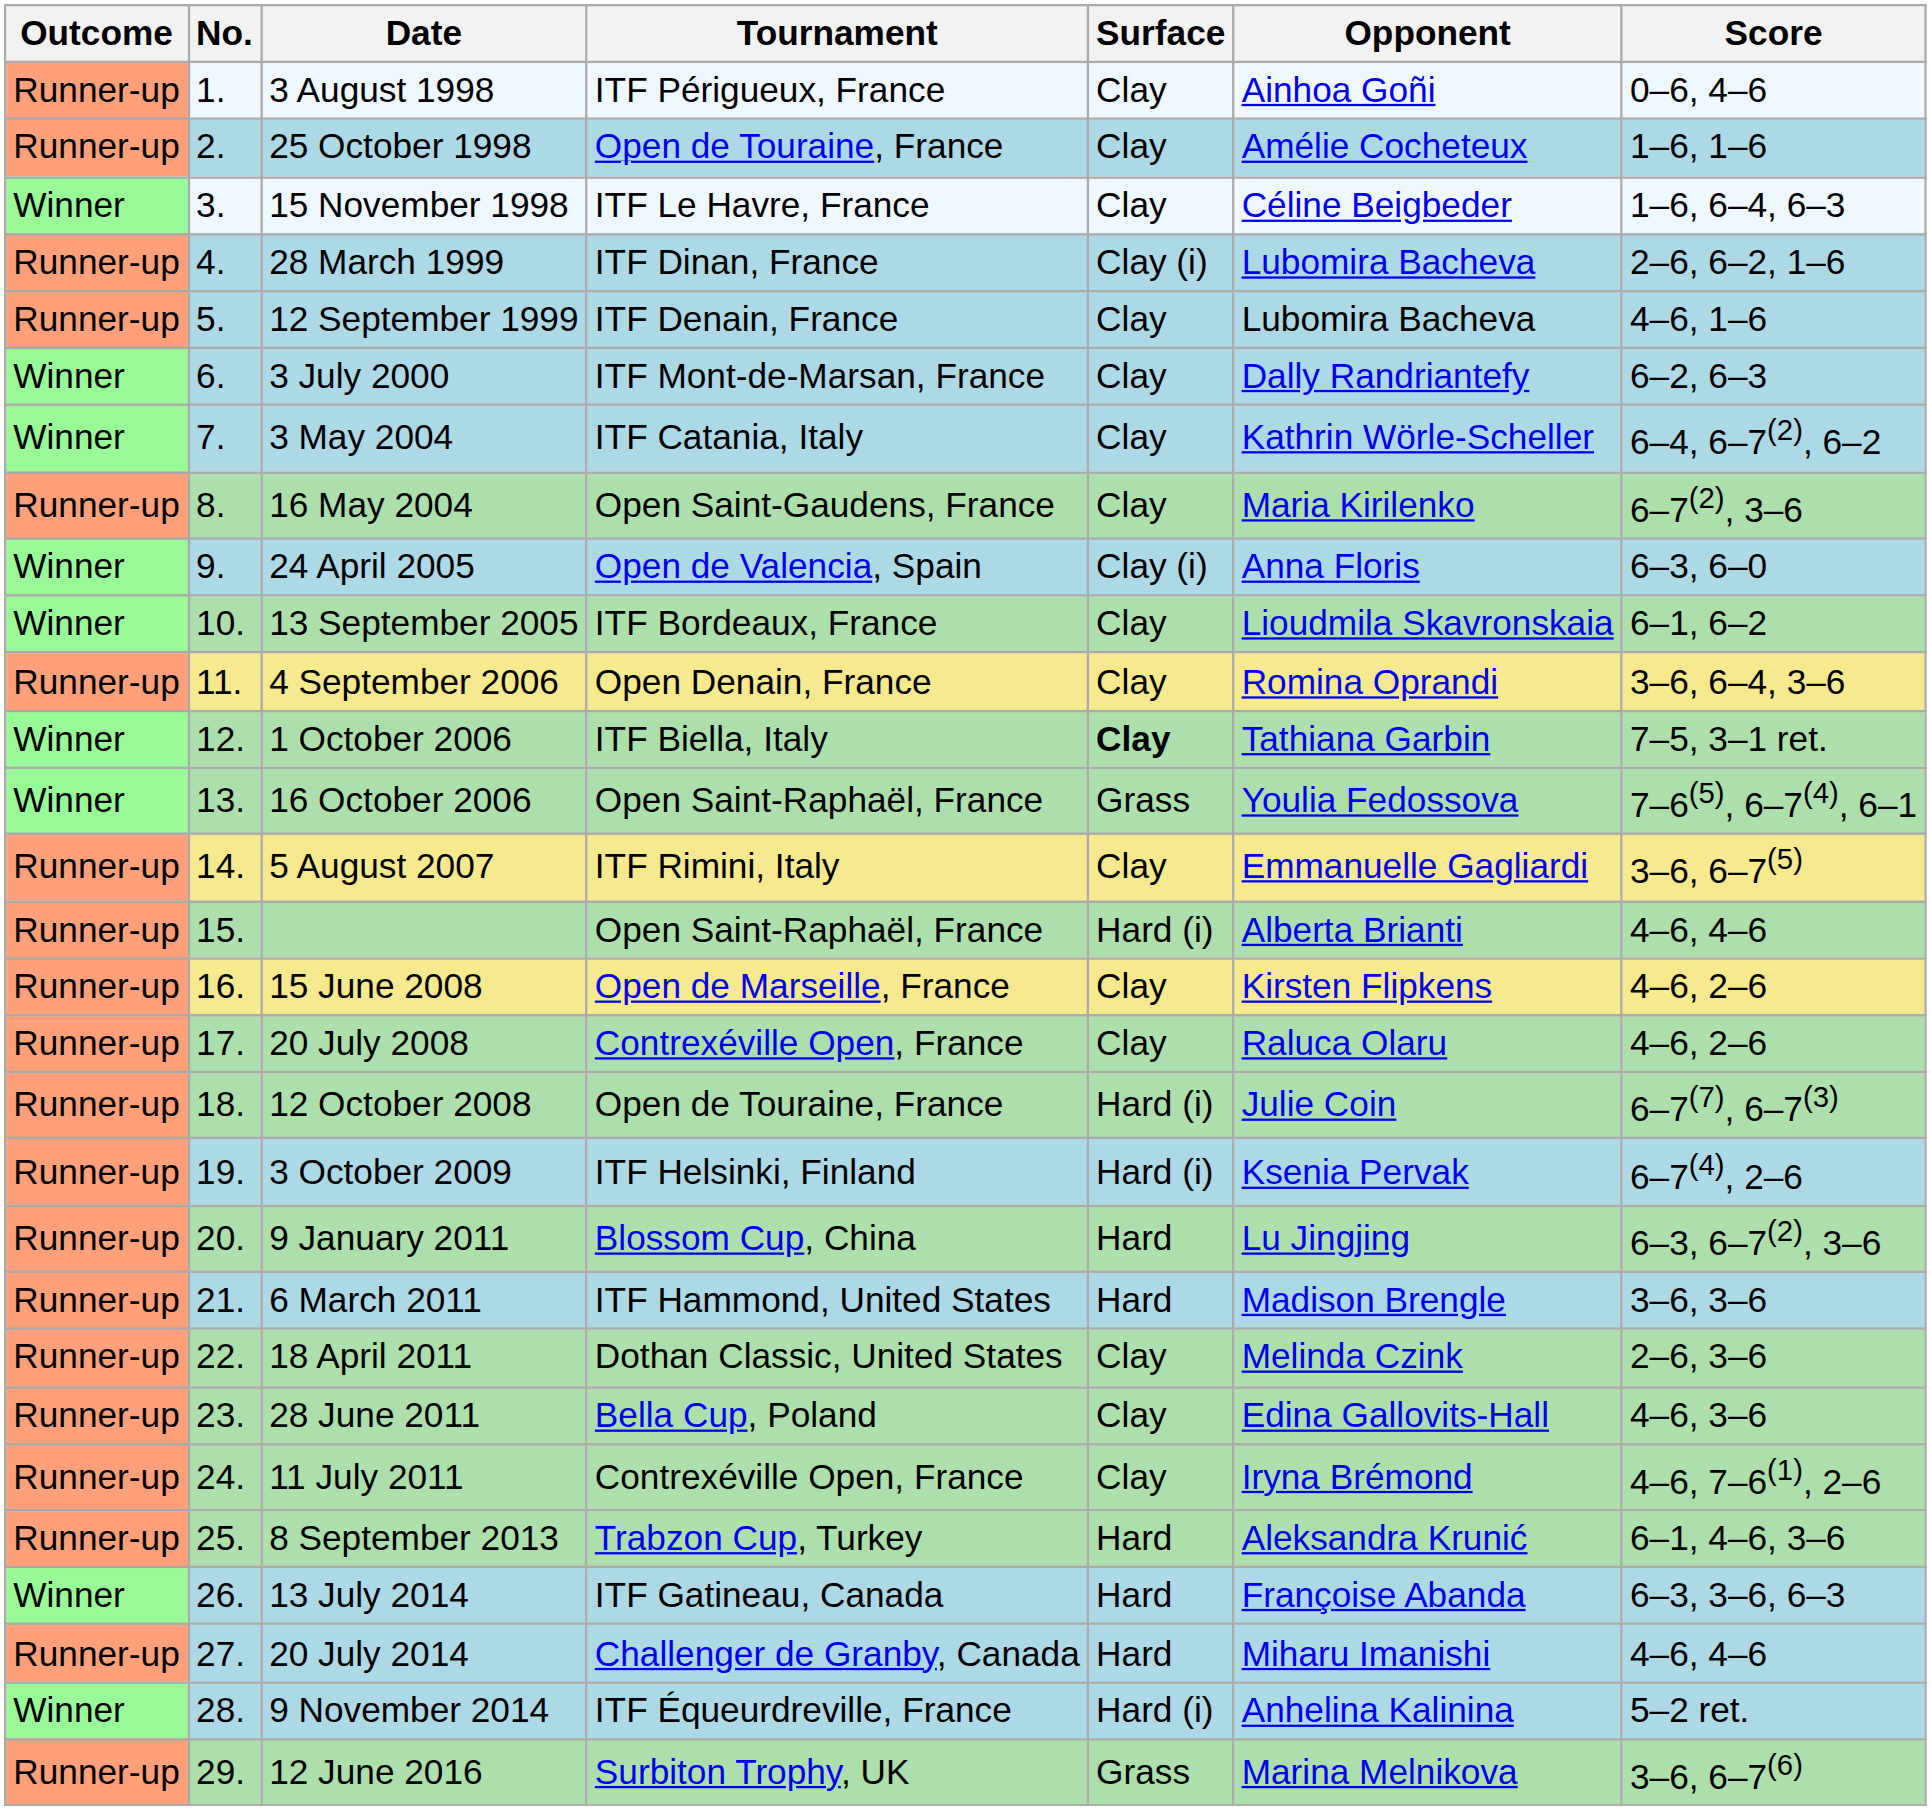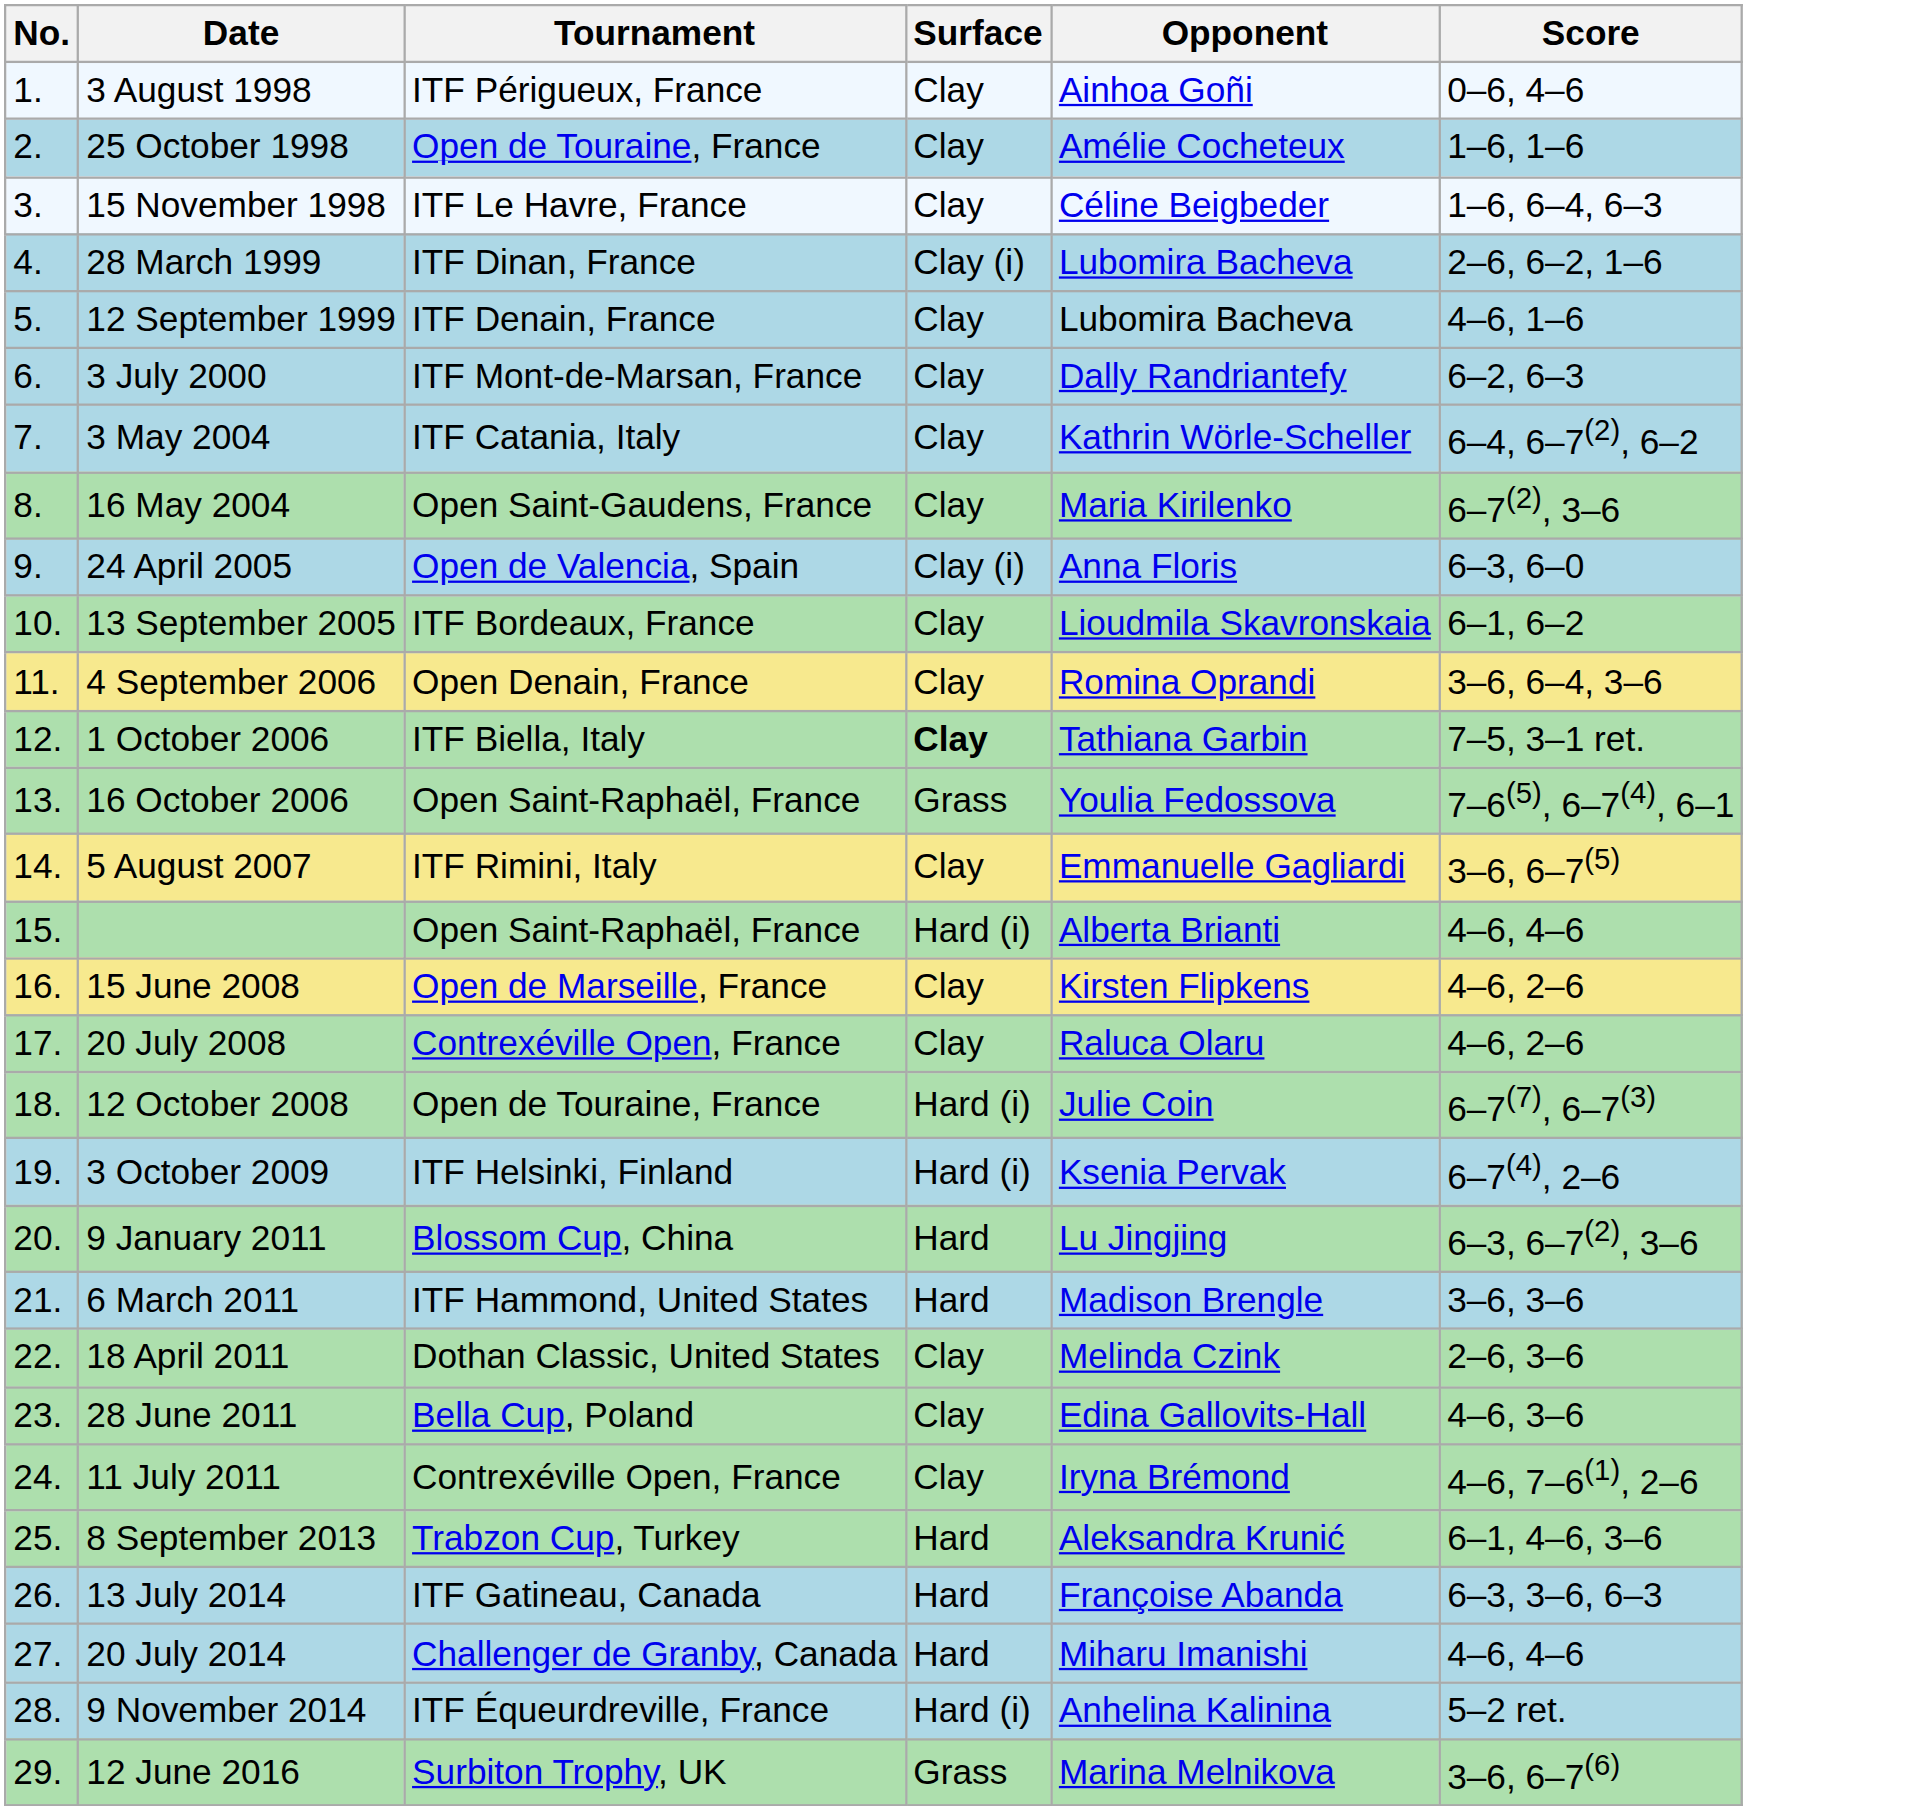- column: (97, 32)
